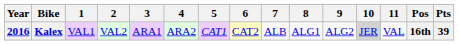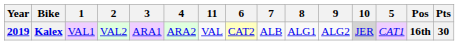columns swapped: (214, 13) <-> (394, 13)
(18, 31) 2016 -> (18, 31) 2019
(443, 31) 39 -> (443, 31) 30
